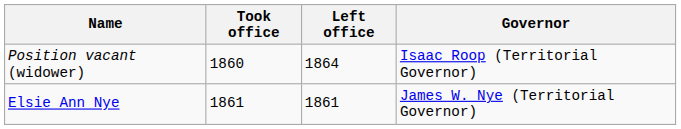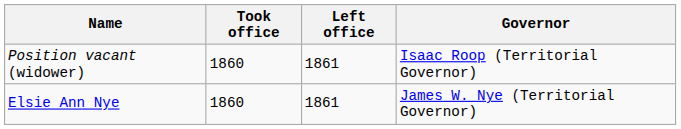(322, 64) 1864 -> (322, 64) 1861
(227, 104) 1861 -> (227, 104) 1860
